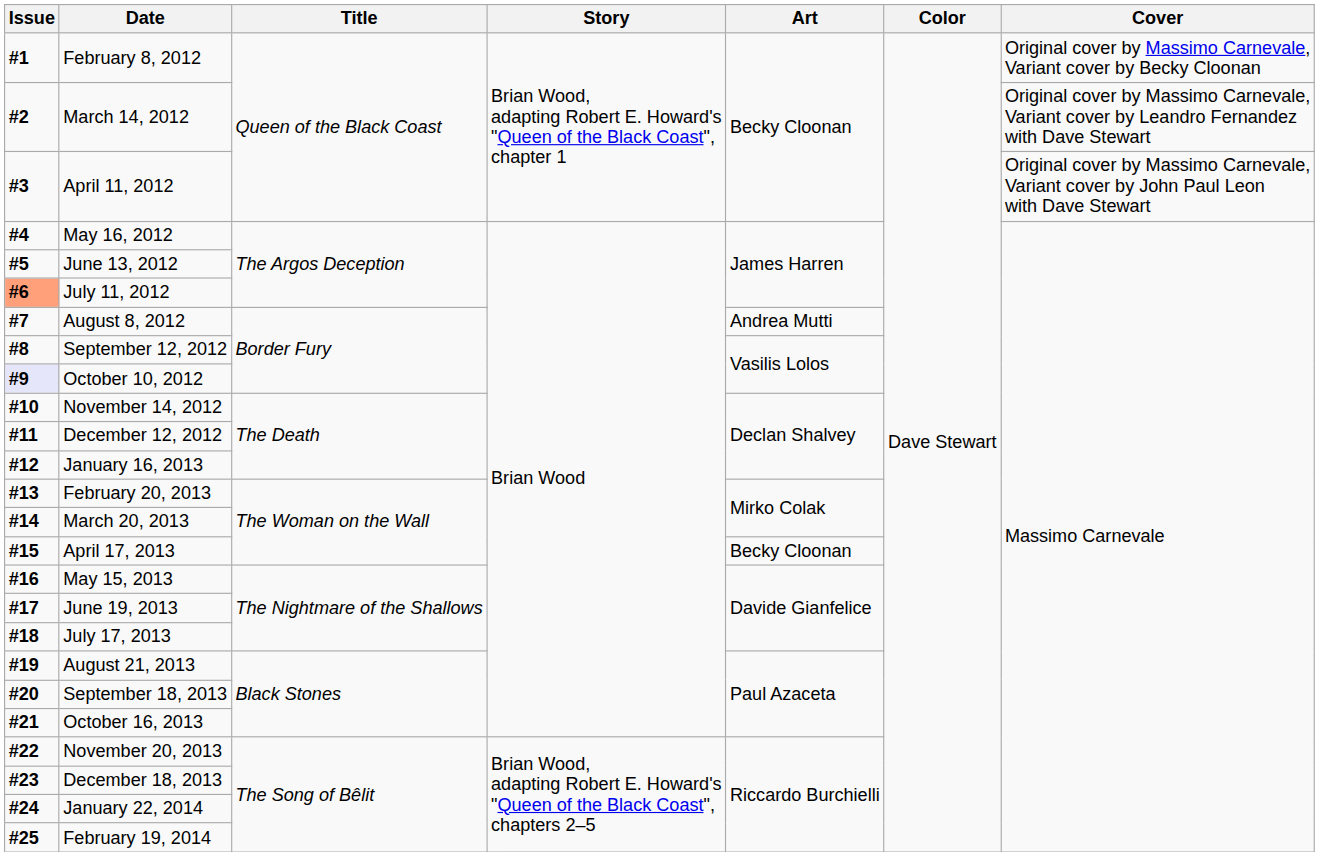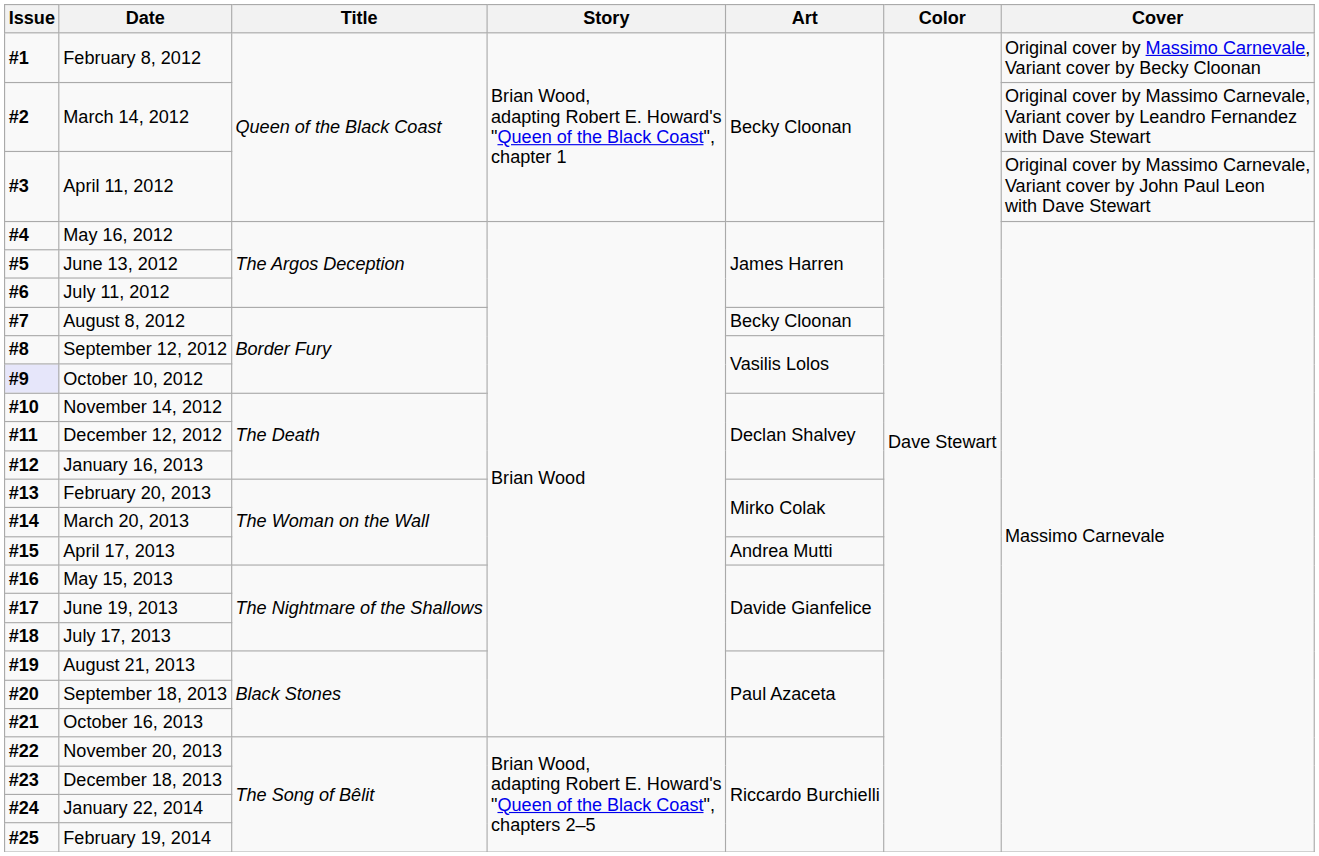(19, 292) lightsalmon background -> (19, 292) no background
(781, 321) Andrea Mutti -> (791, 321) Becky Cloonan
(791, 550) Becky Cloonan -> (781, 550) Andrea Mutti
